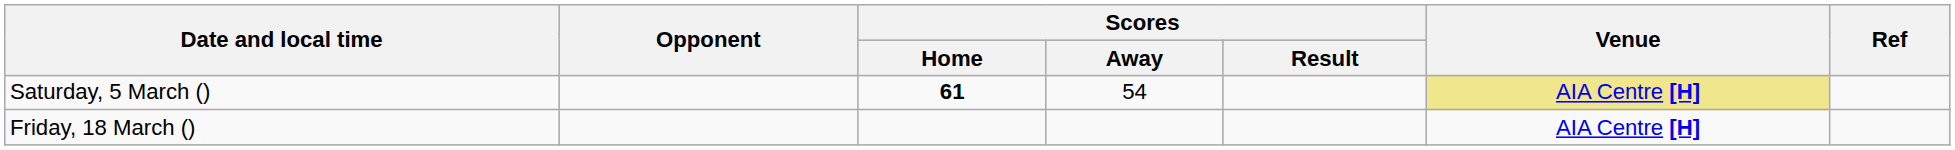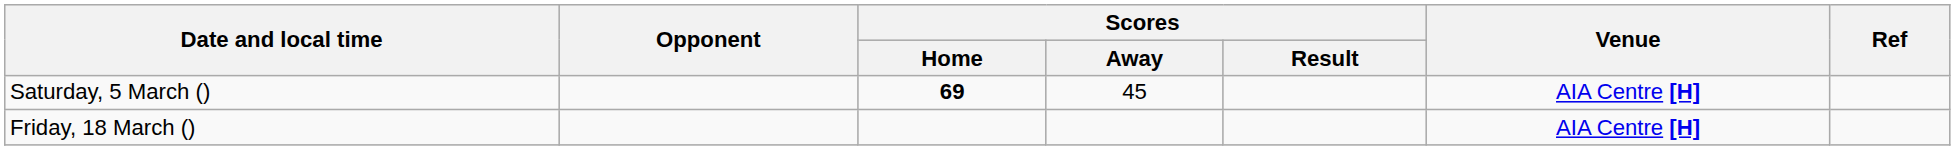(952, 93) 61 -> (952, 93) 69
(1134, 93) 54 -> (1134, 93) 45
(1628, 93) khaki background -> (1628, 93) no background
